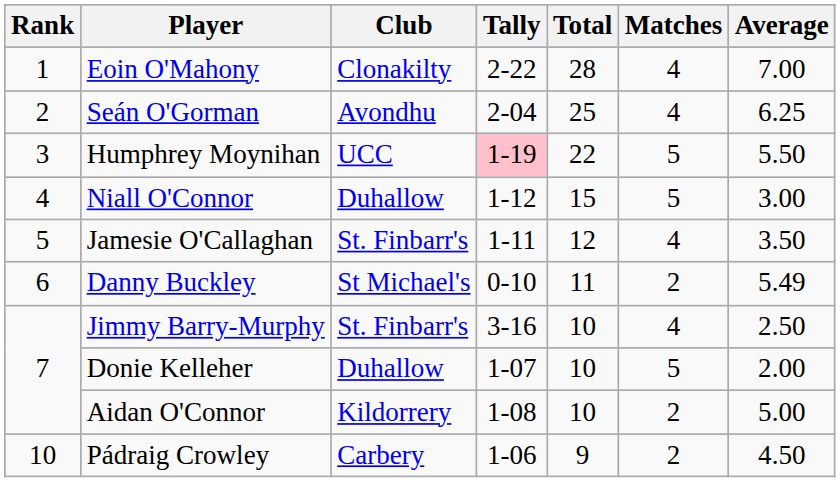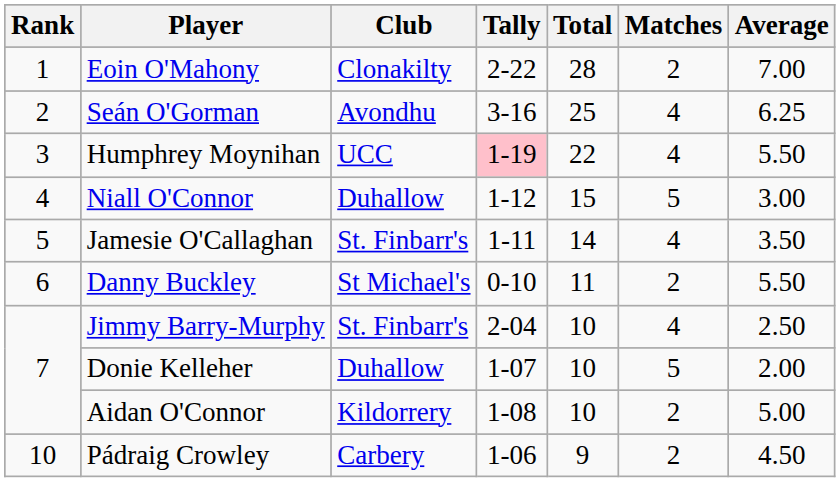(673, 68) 4 -> (673, 68) 2
(512, 111) 2-04 -> (512, 111) 3-16
(673, 154) 5 -> (673, 154) 4
(583, 240) 12 -> (583, 240) 14
(782, 283) 5.49 -> (782, 283) 5.50
(512, 326) 3-16 -> (512, 326) 2-04
